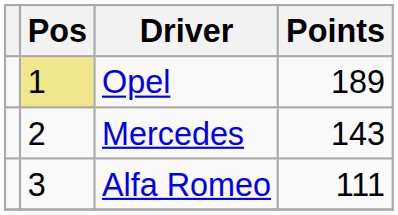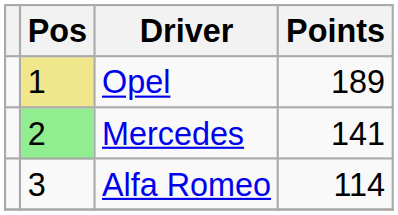(37, 133) no background -> (37, 133) lightgreen background
(358, 133) 143 -> (358, 133) 141
(360, 185) 111 -> (359, 185) 114
